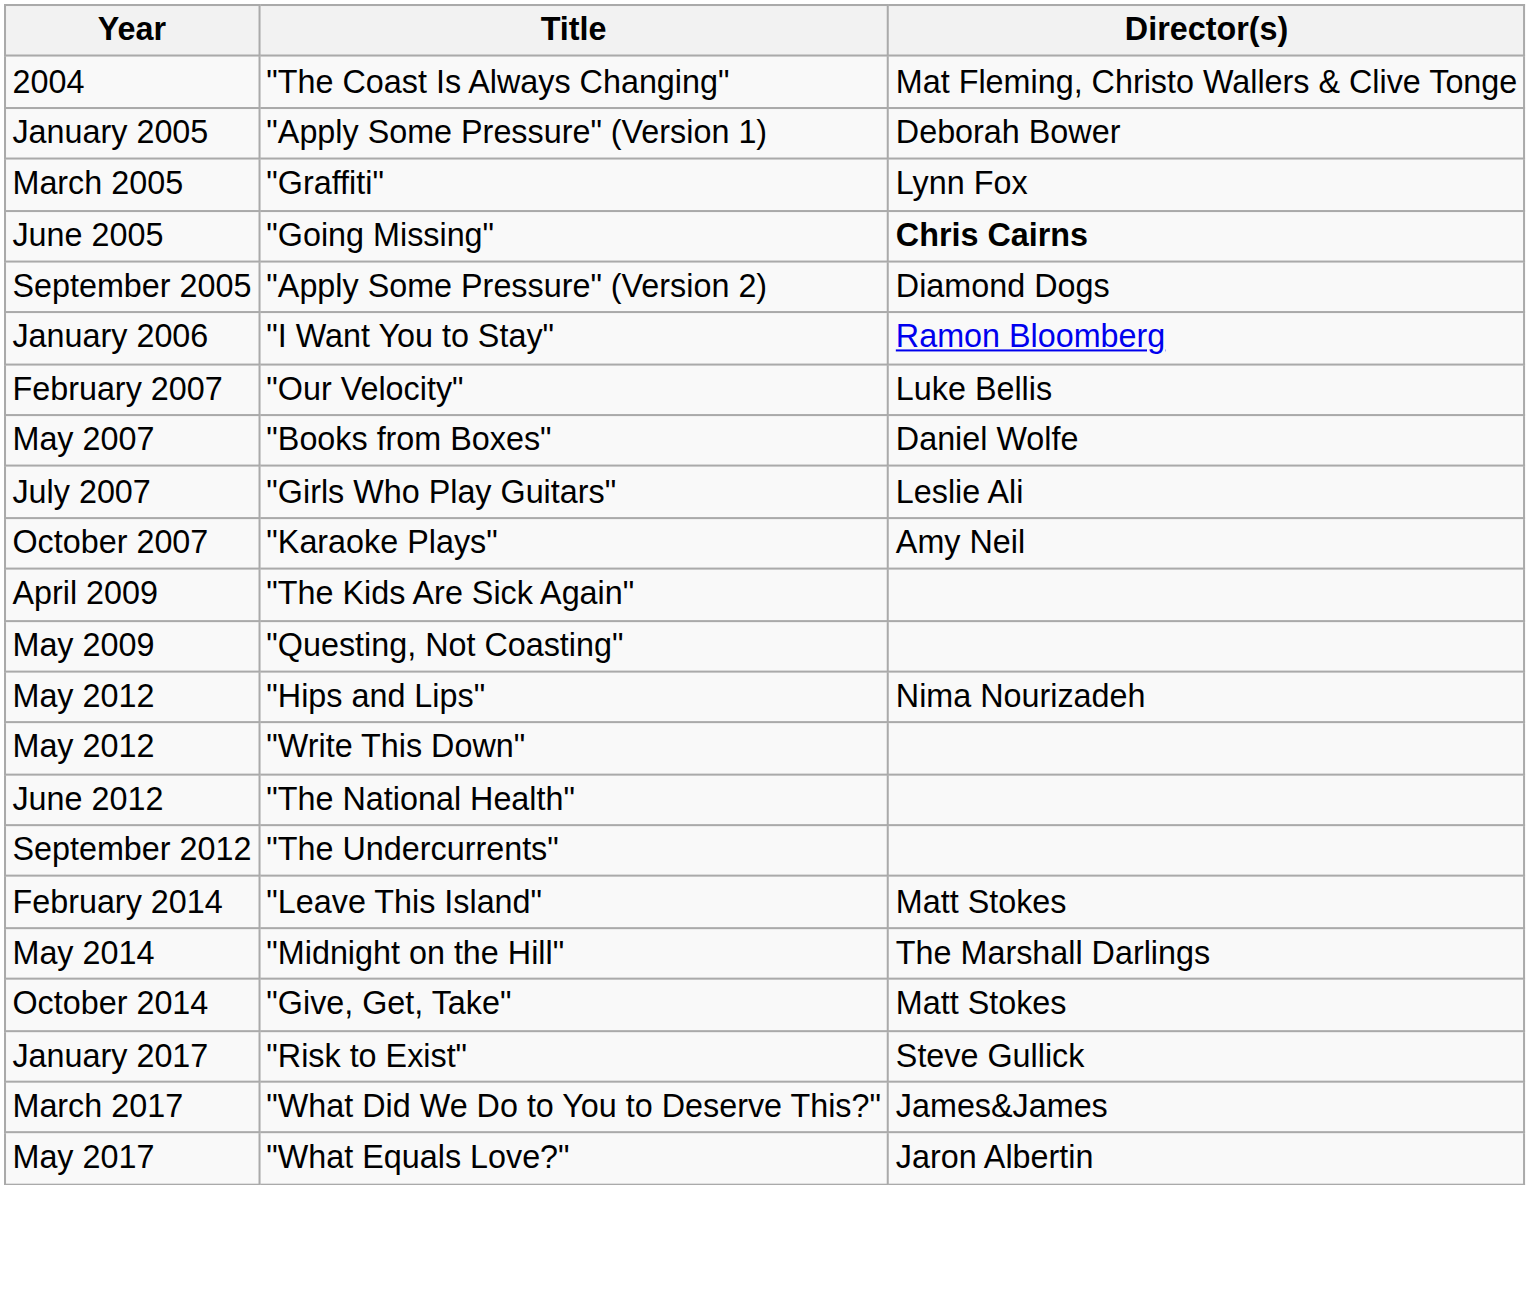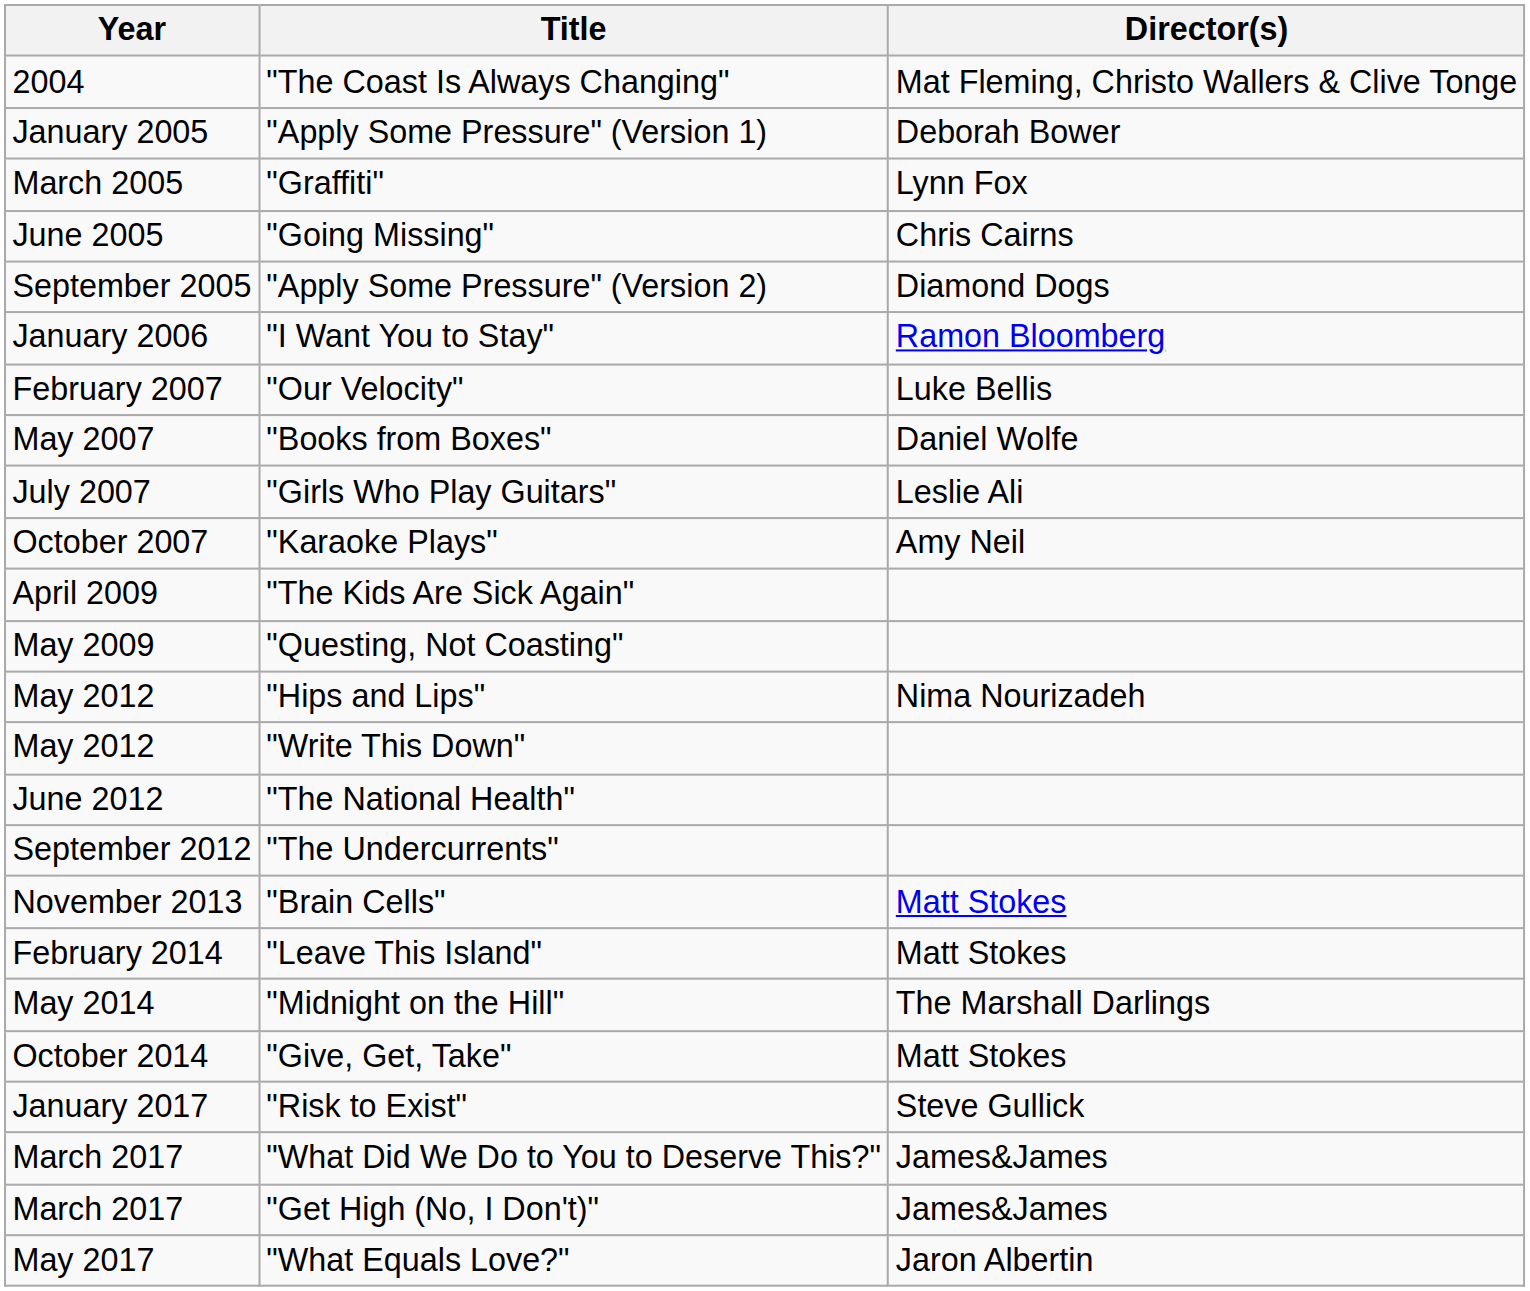(992, 235) bold -> (985, 235) normal
+ row: (356, 901)
+ row: (433, 1209)
